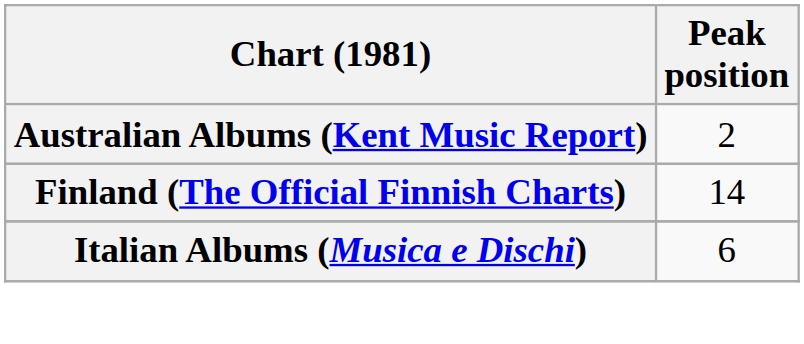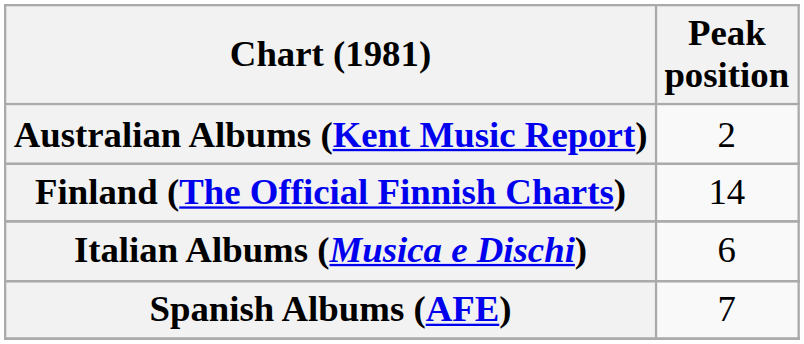+ row: (331, 308)
